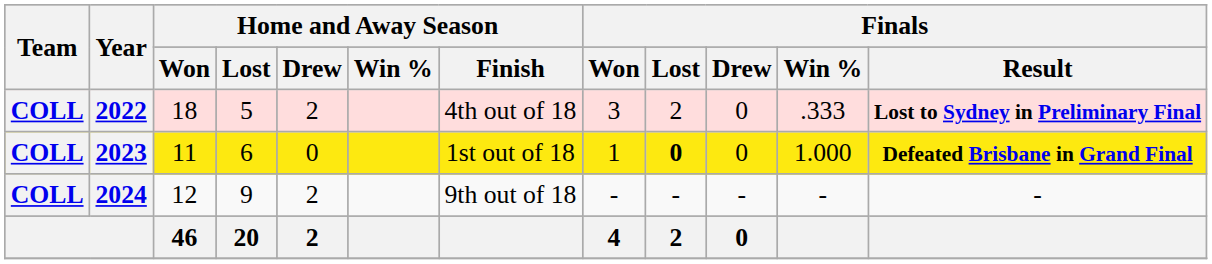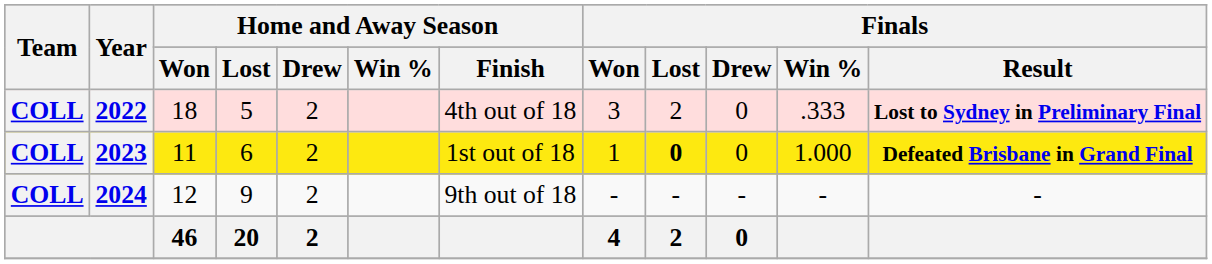(312, 152) 0 -> (312, 152) 2
